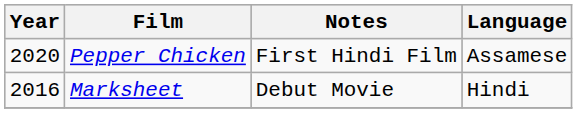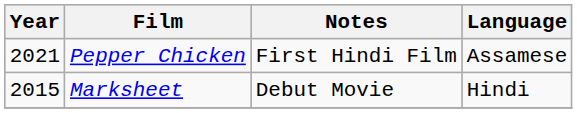(35, 56) 2020 -> (35, 56) 2021
(35, 90) 2016 -> (35, 90) 2015
